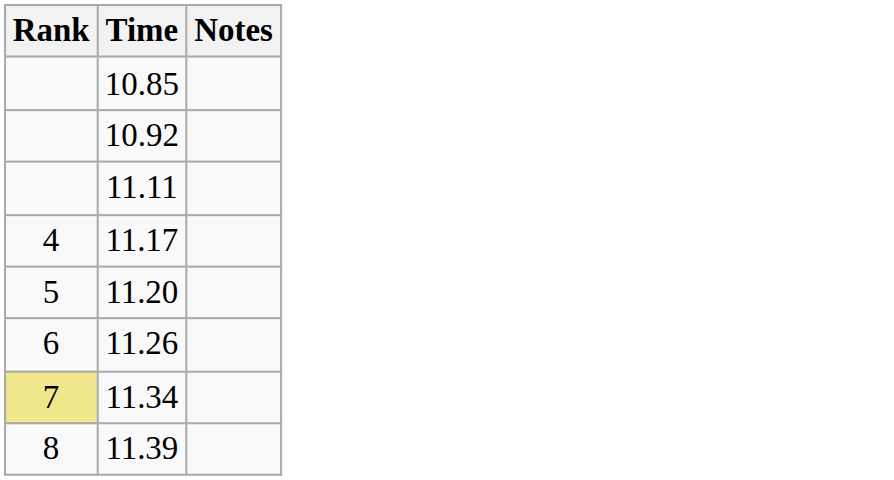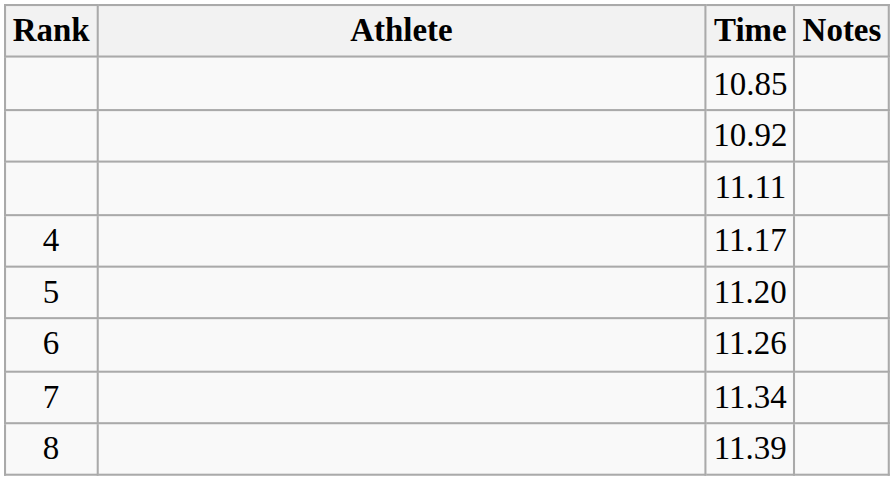+ column: (401, 30)
(51, 396) khaki background -> (51, 396) no background
